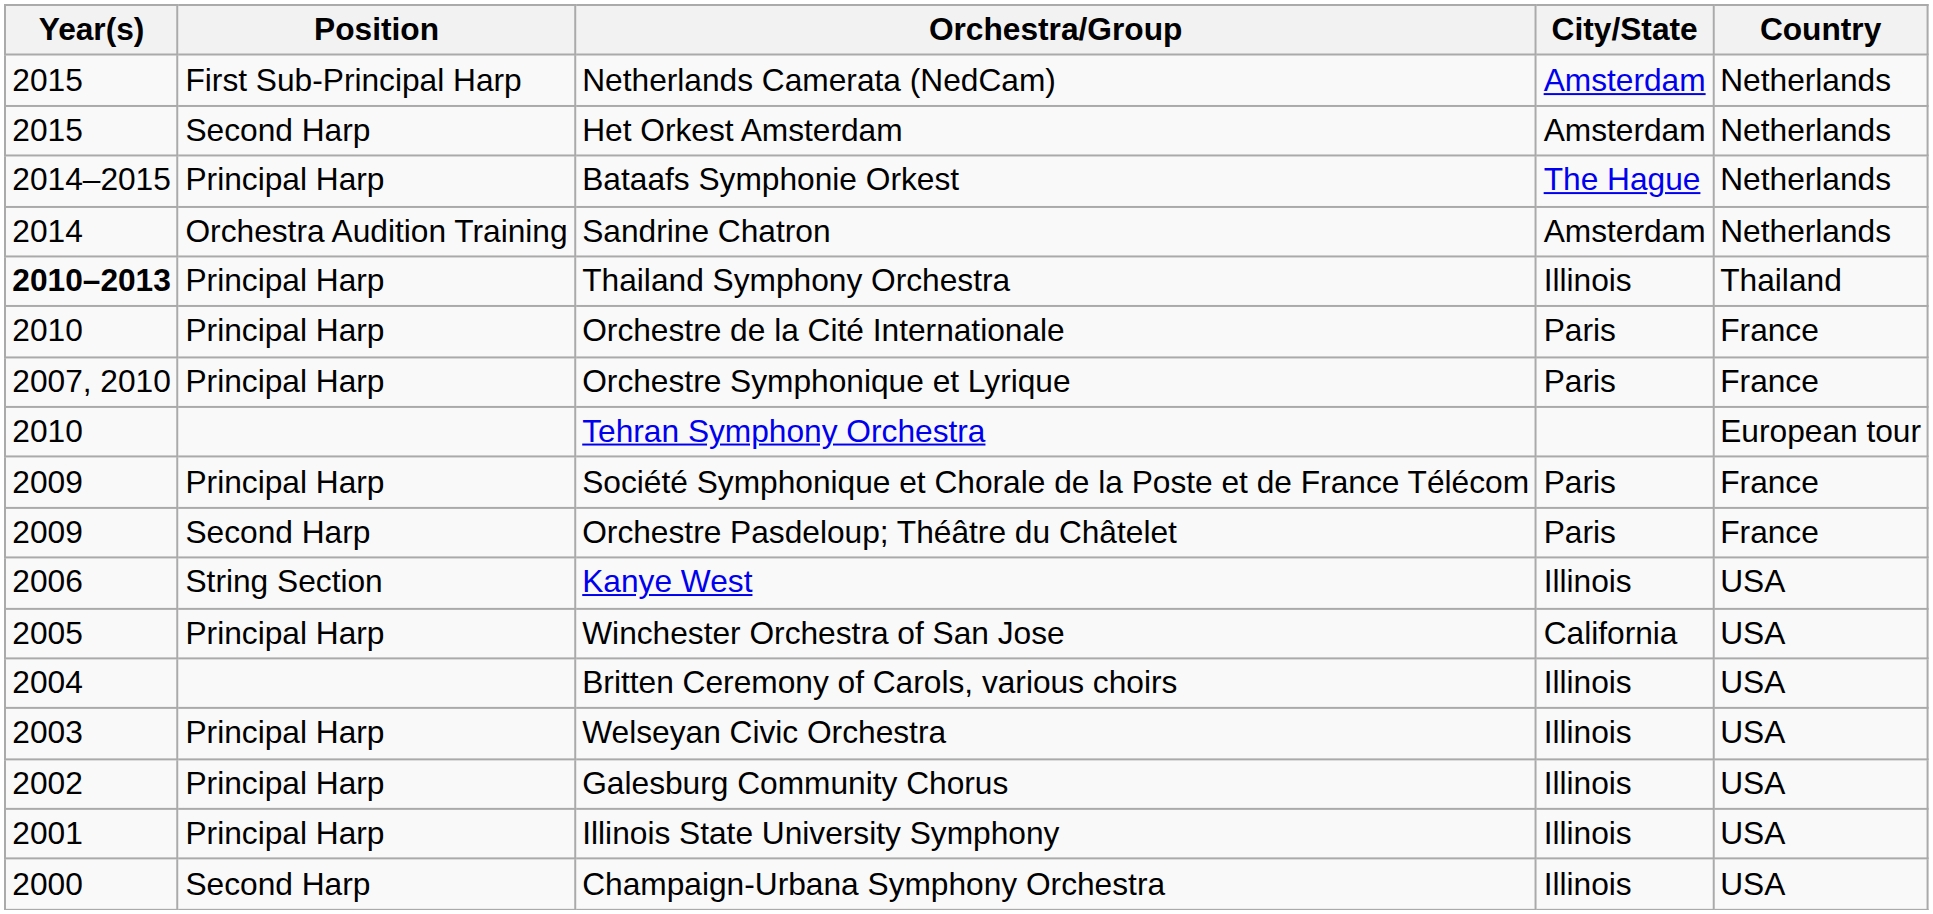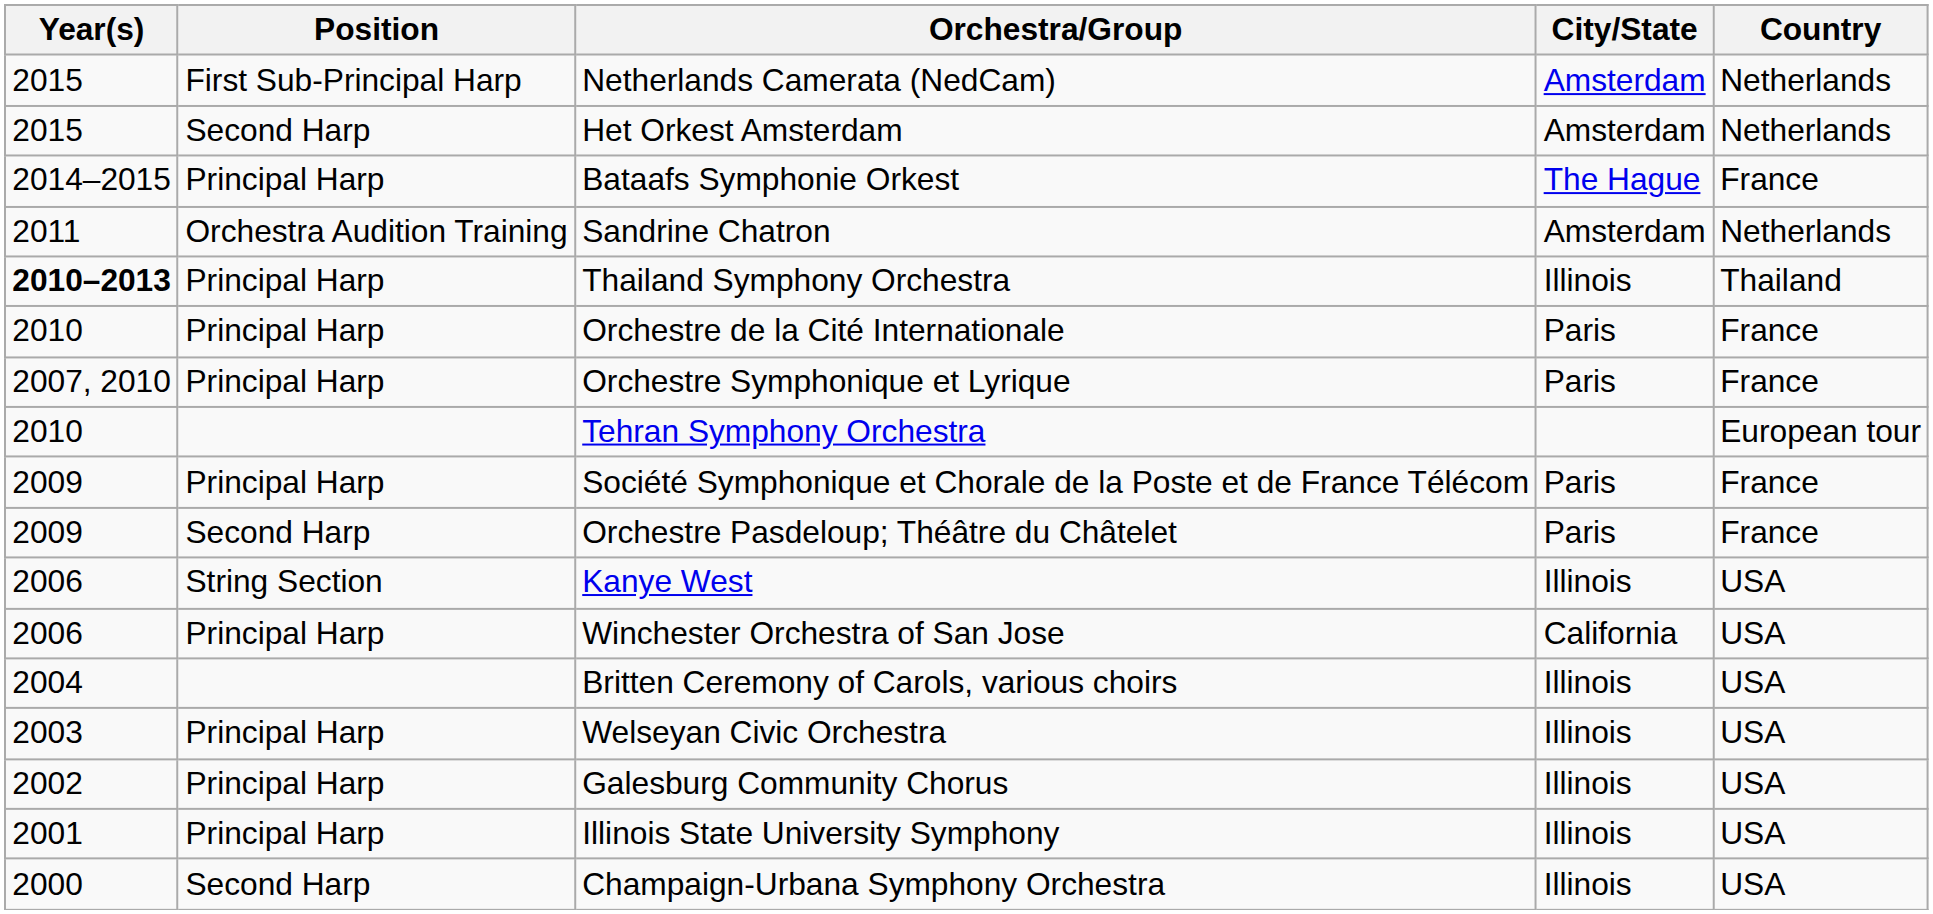(1806, 180) Netherlands -> (1770, 180) France
(48, 230) 2014 -> (46, 230) 2011
(48, 632) 2005 -> (48, 632) 2006
